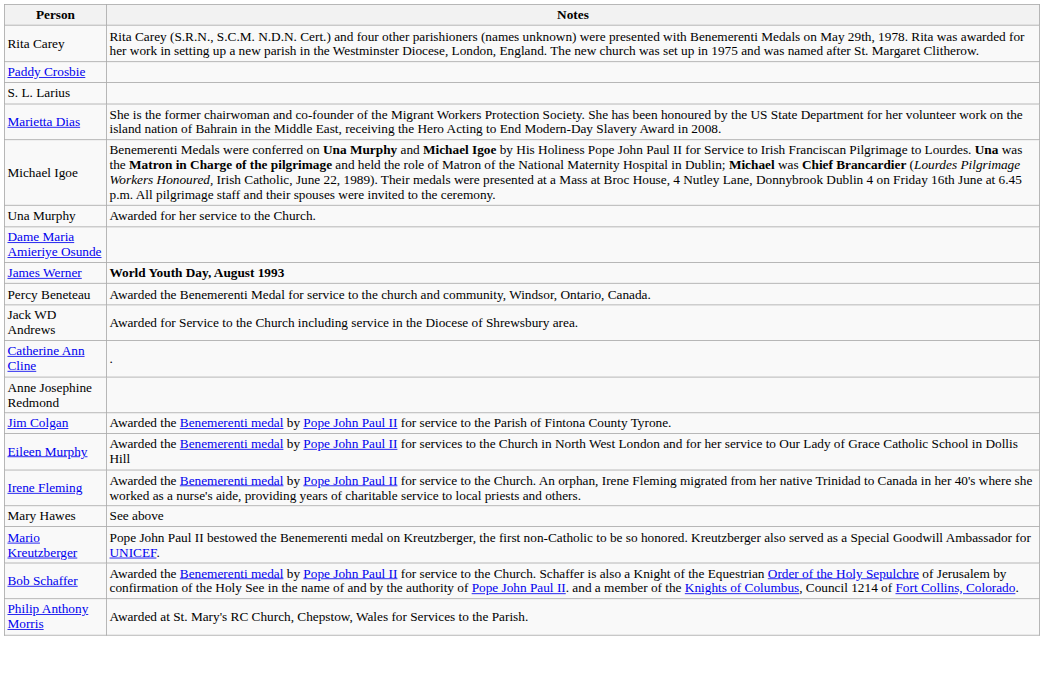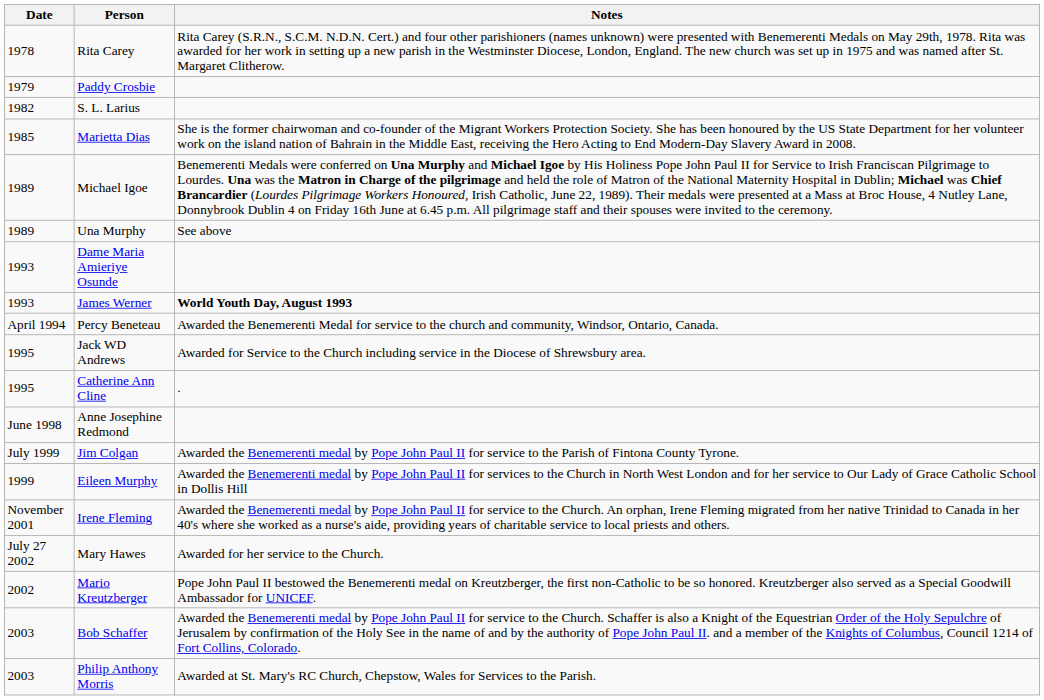+ column: (39, 15)
(213, 216) Awarded for her service to the Church. -> (204, 231) See above
(137, 516) See above -> (280, 553) Awarded for her service to the Church.
